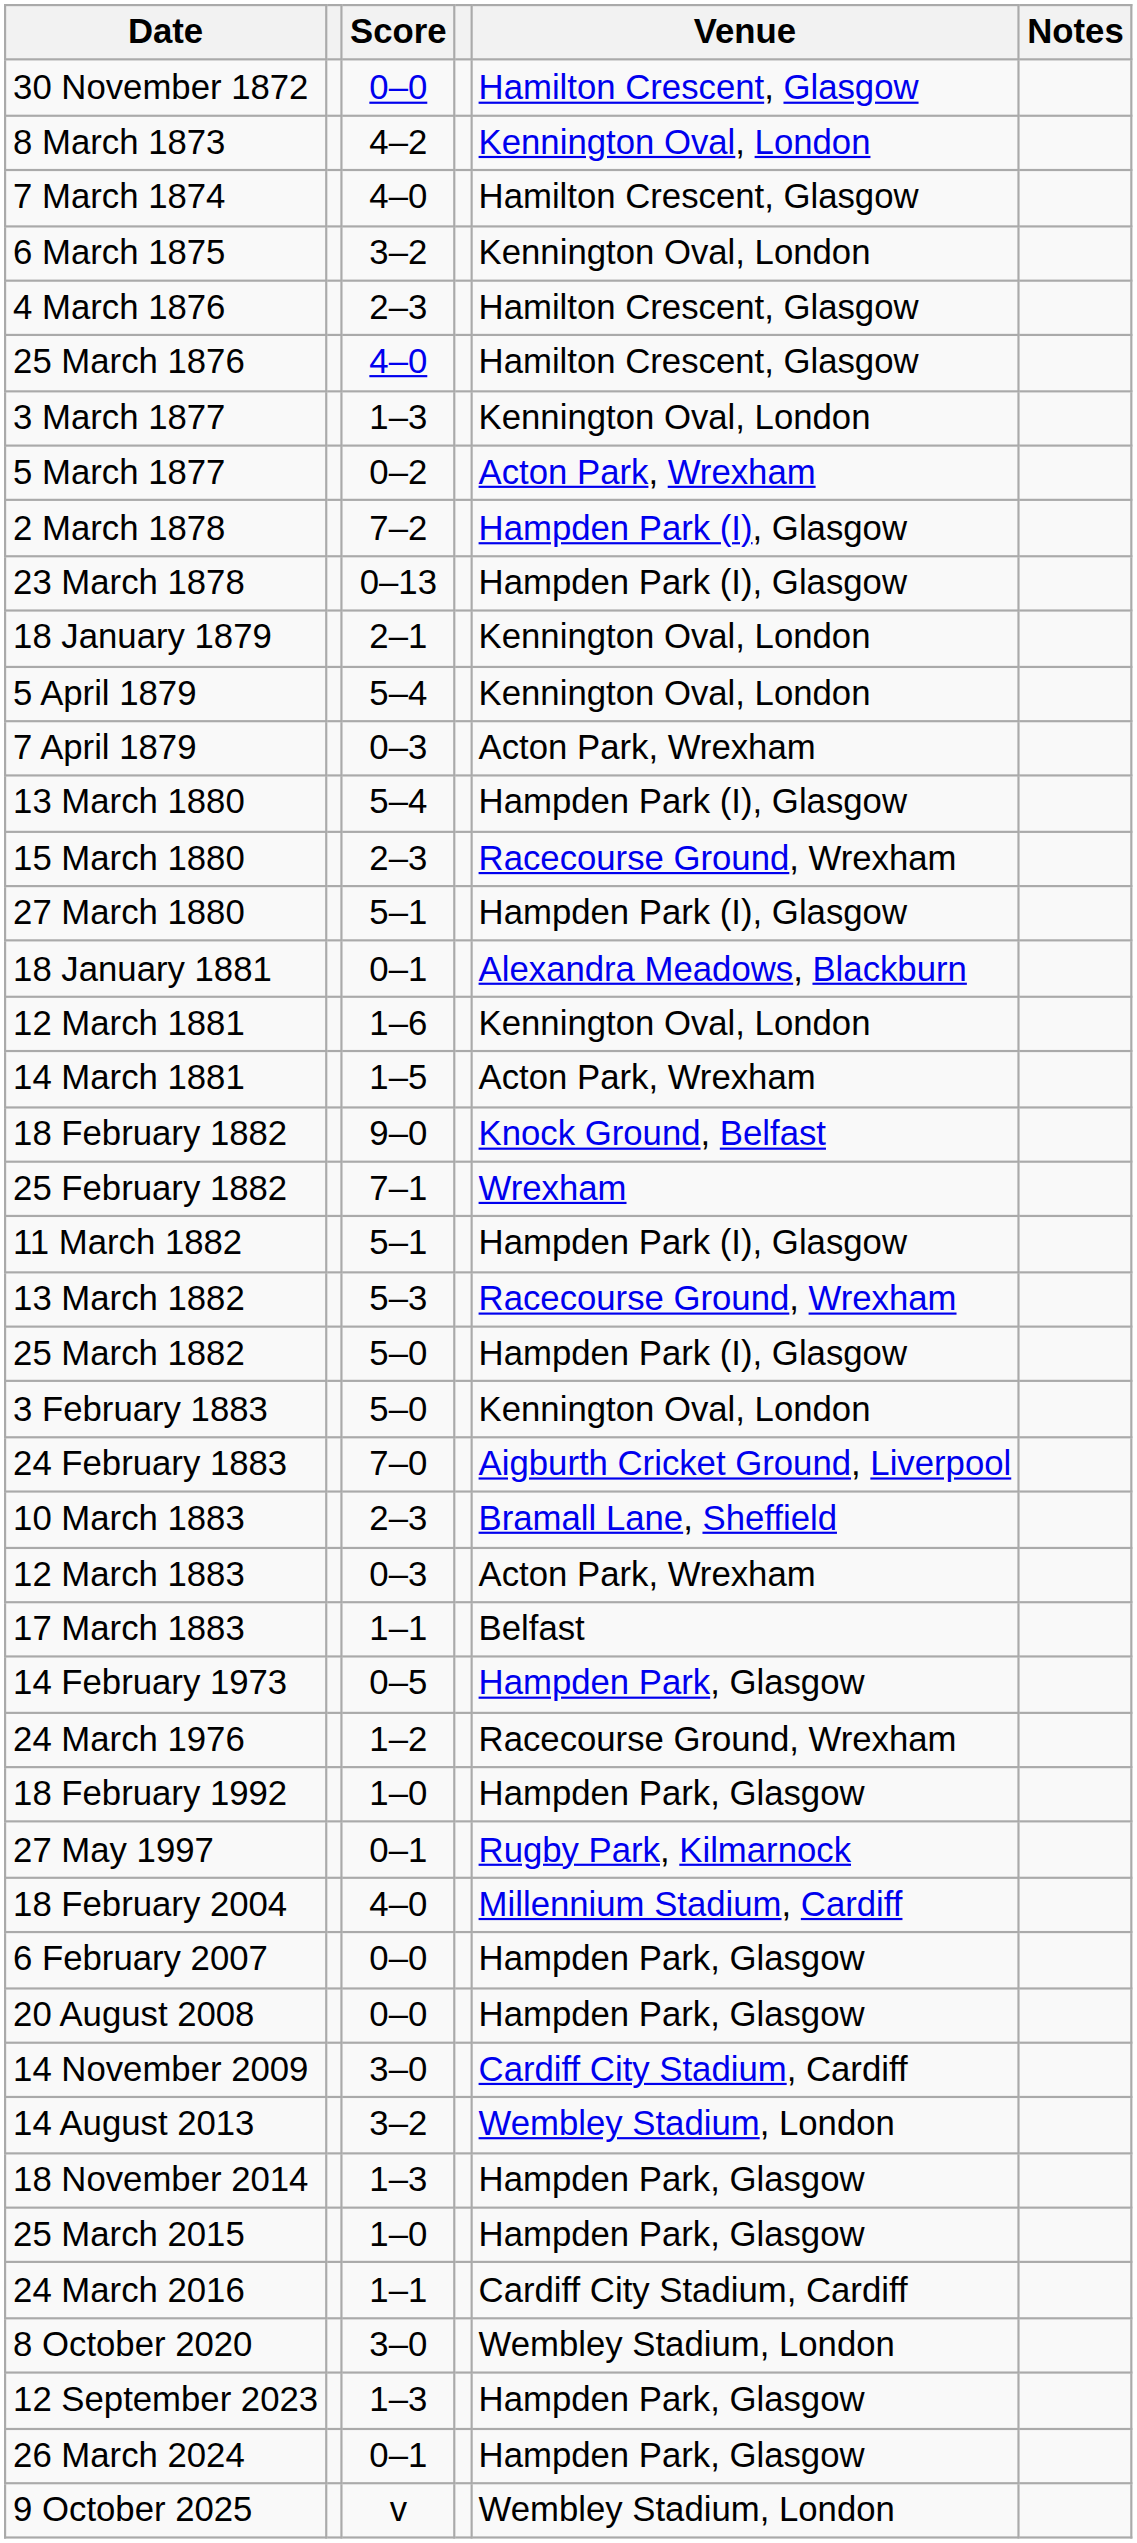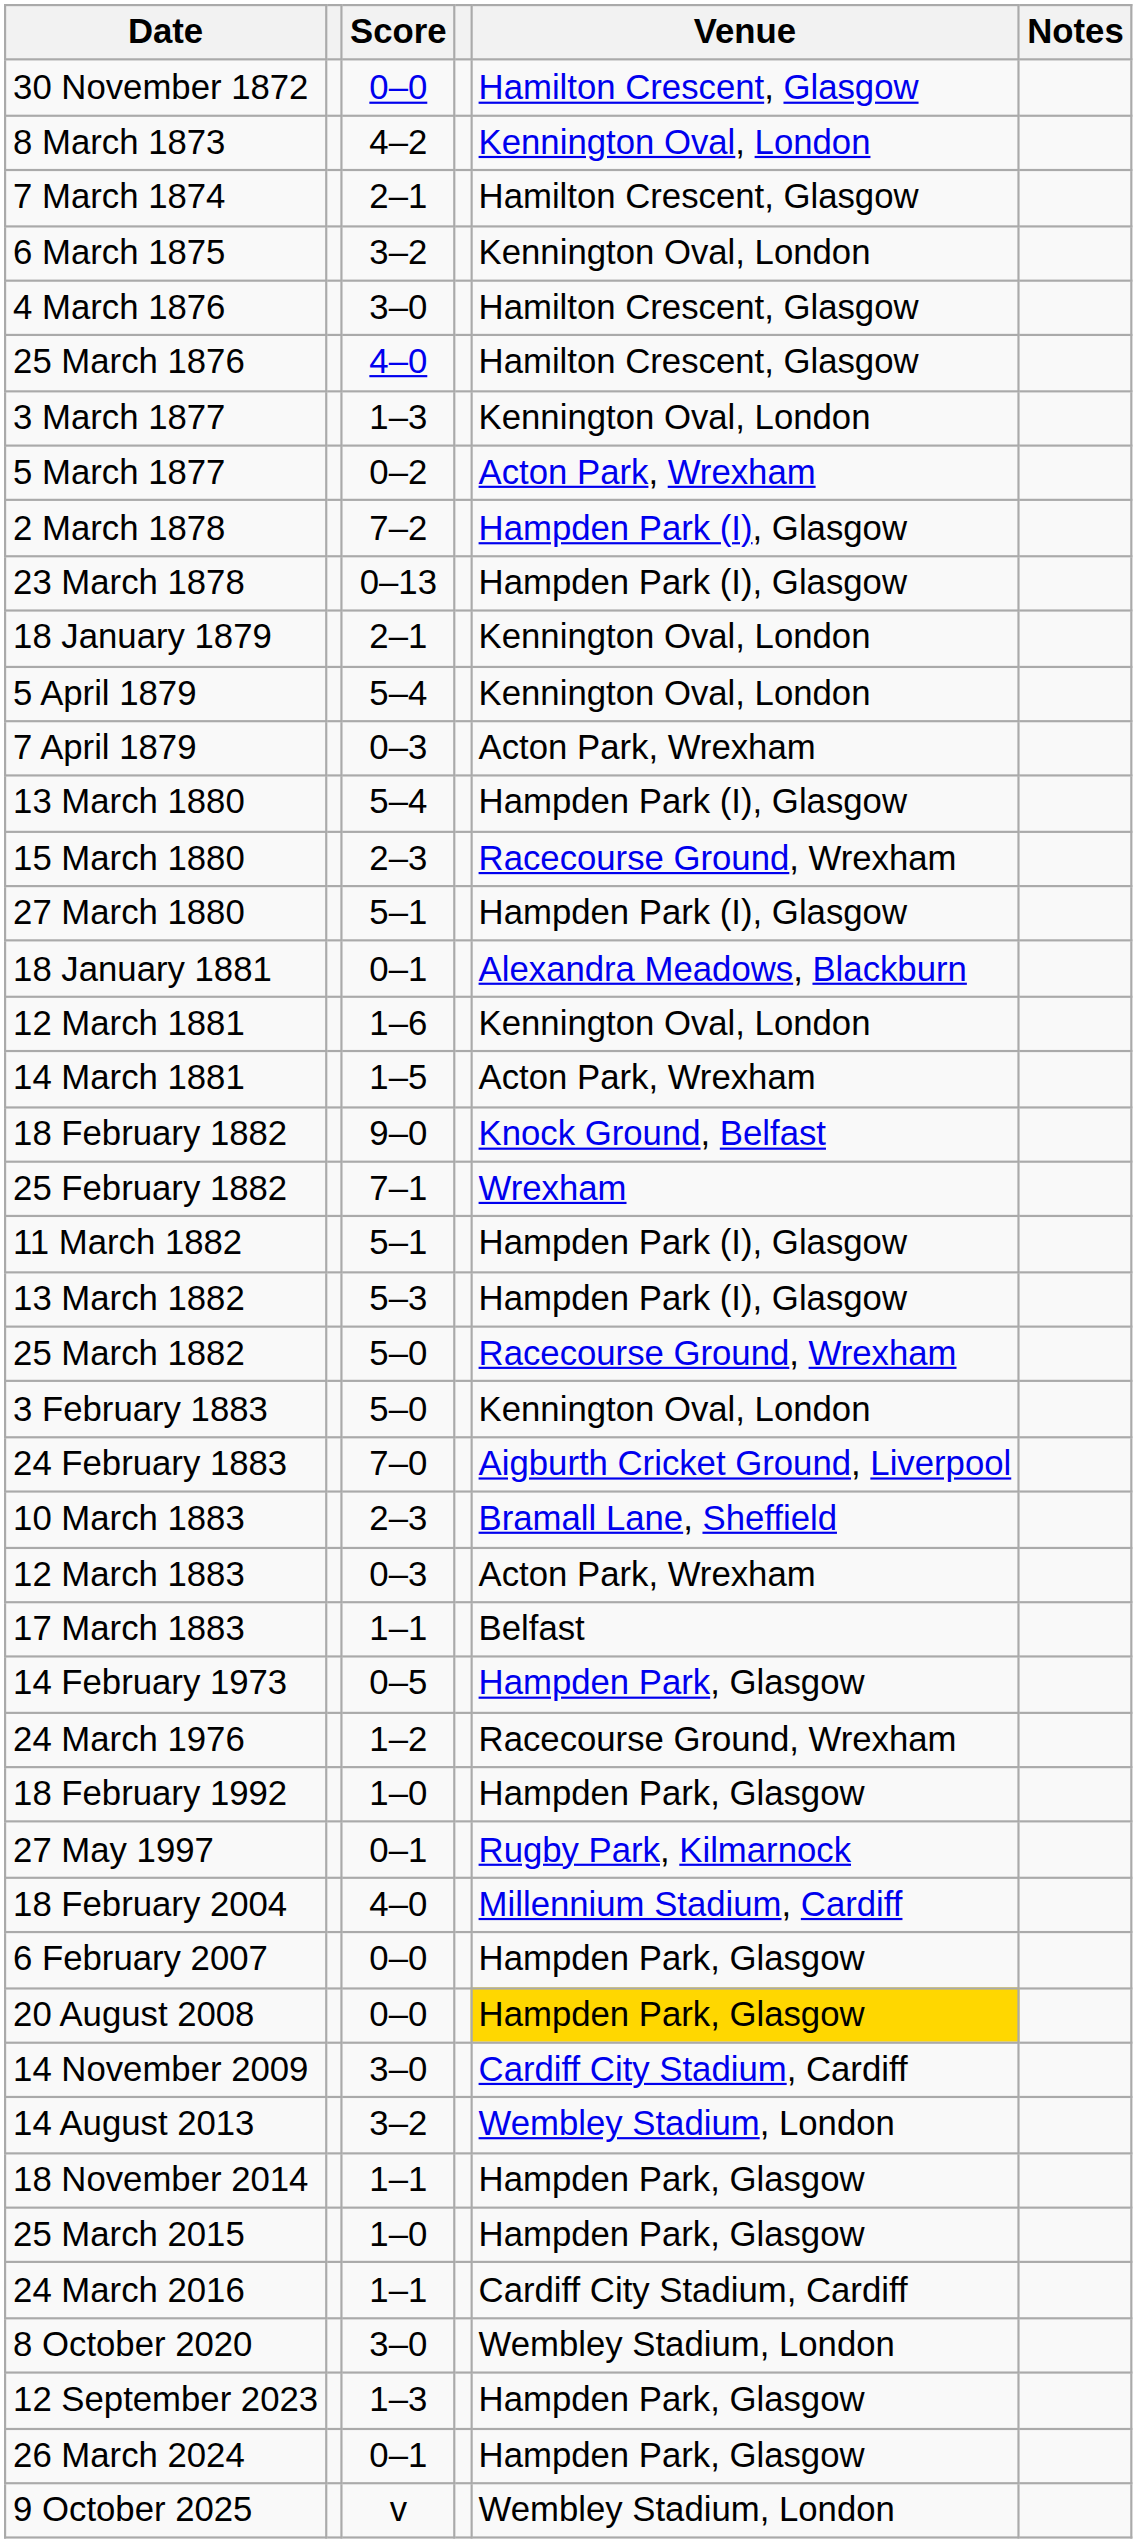(398, 197) 4–0 -> (398, 197) 2–1
(398, 307) 2–3 -> (398, 307) 3–0
(718, 1298) Racecourse Ground, Wrexham -> (693, 1298) Hampden Park (I), Glasgow
(693, 1353) Hampden Park (I), Glasgow -> (718, 1353) Racecourse Ground, Wrexham
(672, 2014) no background -> (672, 2014) gold background
(398, 2179) 1–3 -> (398, 2179) 1–1
